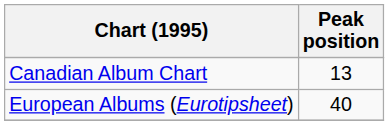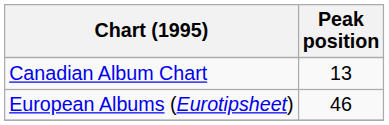(341, 104) 40 -> (341, 104) 46
